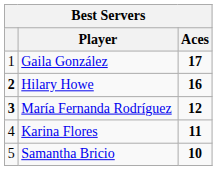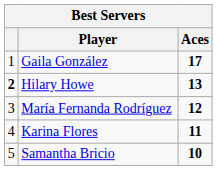(195, 85) 16 -> (195, 85) 13
(11, 108) bold -> (11, 108) normal
